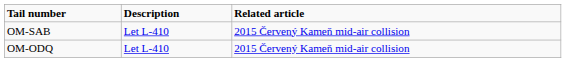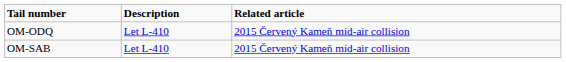rows swapped: (30, 48) <-> (29, 31)
